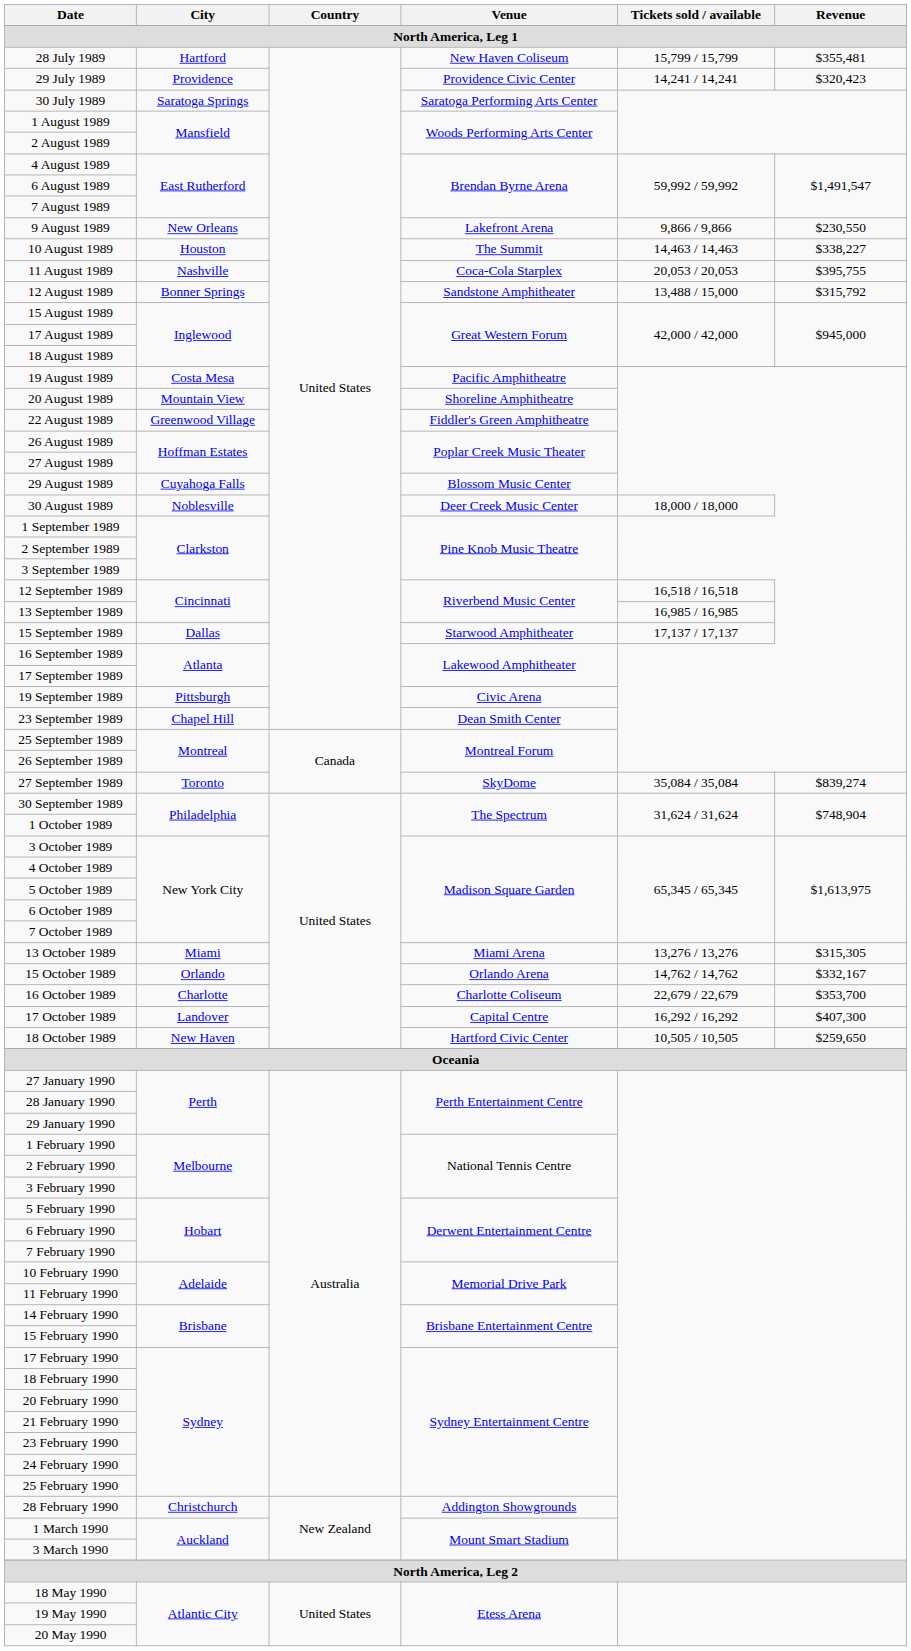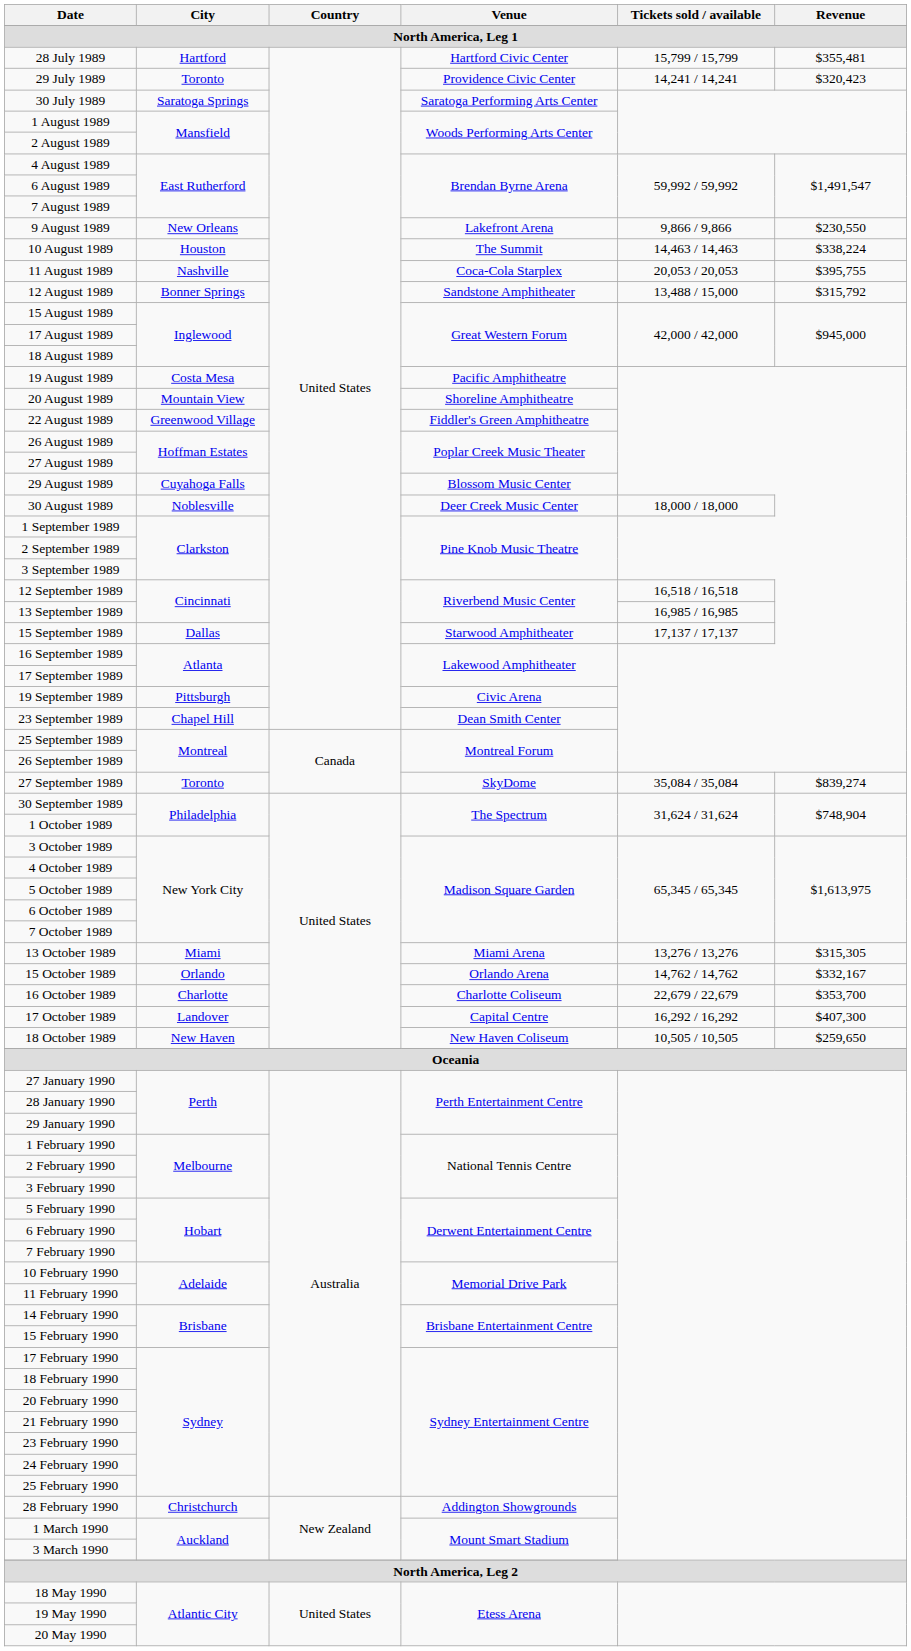(509, 57) New Haven Coliseum -> (509, 57) Hartford Civic Center
(203, 79) Providence -> (203, 79) Toronto
(841, 249) $338,227 -> (841, 249) $338,224
(509, 1038) Hartford Civic Center -> (509, 1038) New Haven Coliseum
